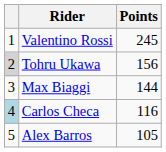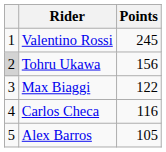(147, 88) 144 -> (147, 88) 122
(11, 111) lightblue background -> (11, 111) no background
